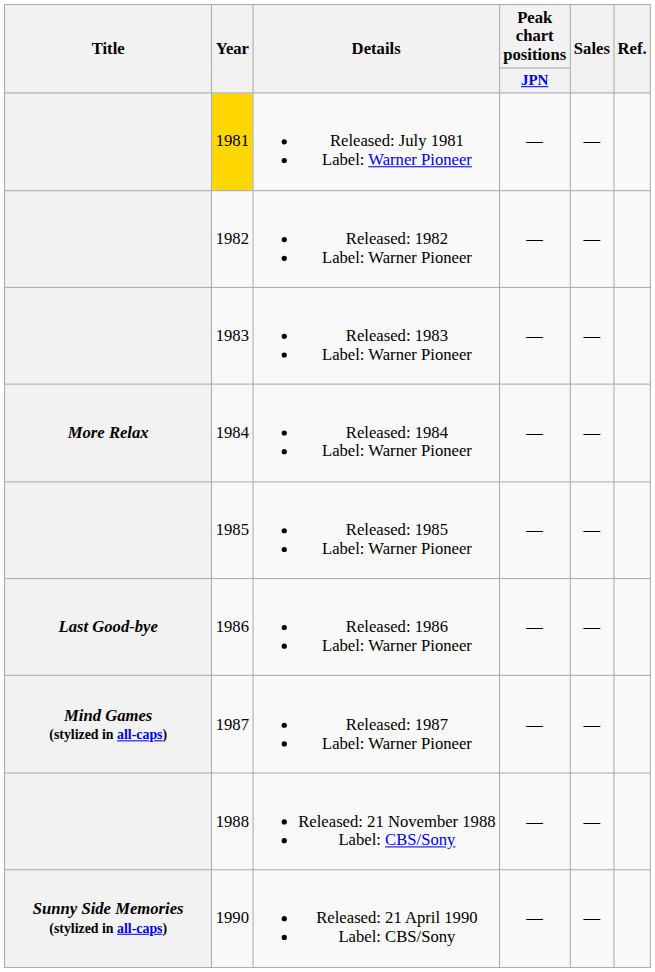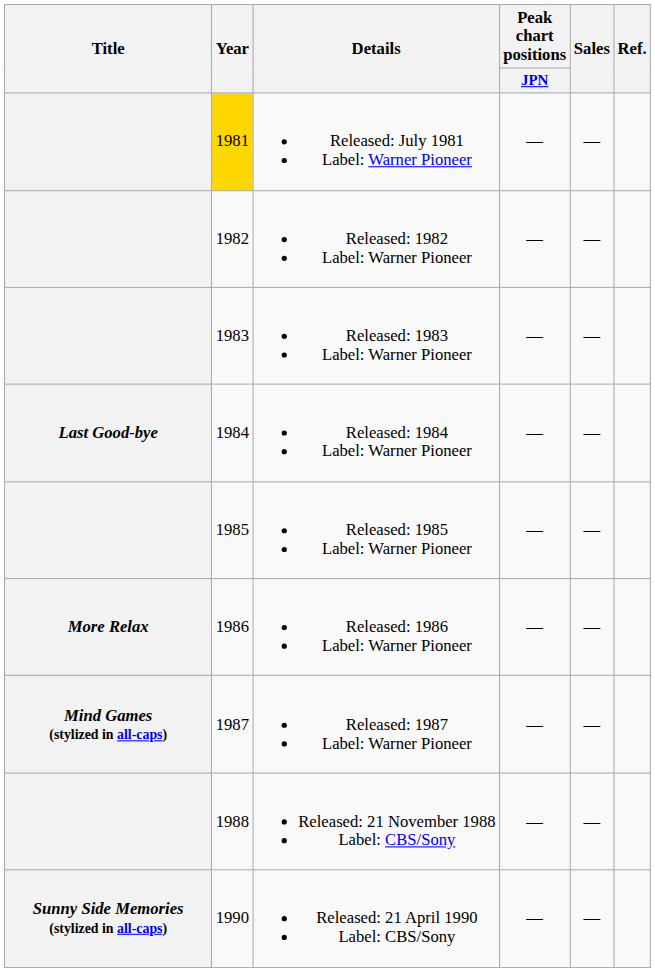(108, 432) More Relax -> (108, 432) Last Good-bye
(108, 627) Last Good-bye -> (108, 627) More Relax
